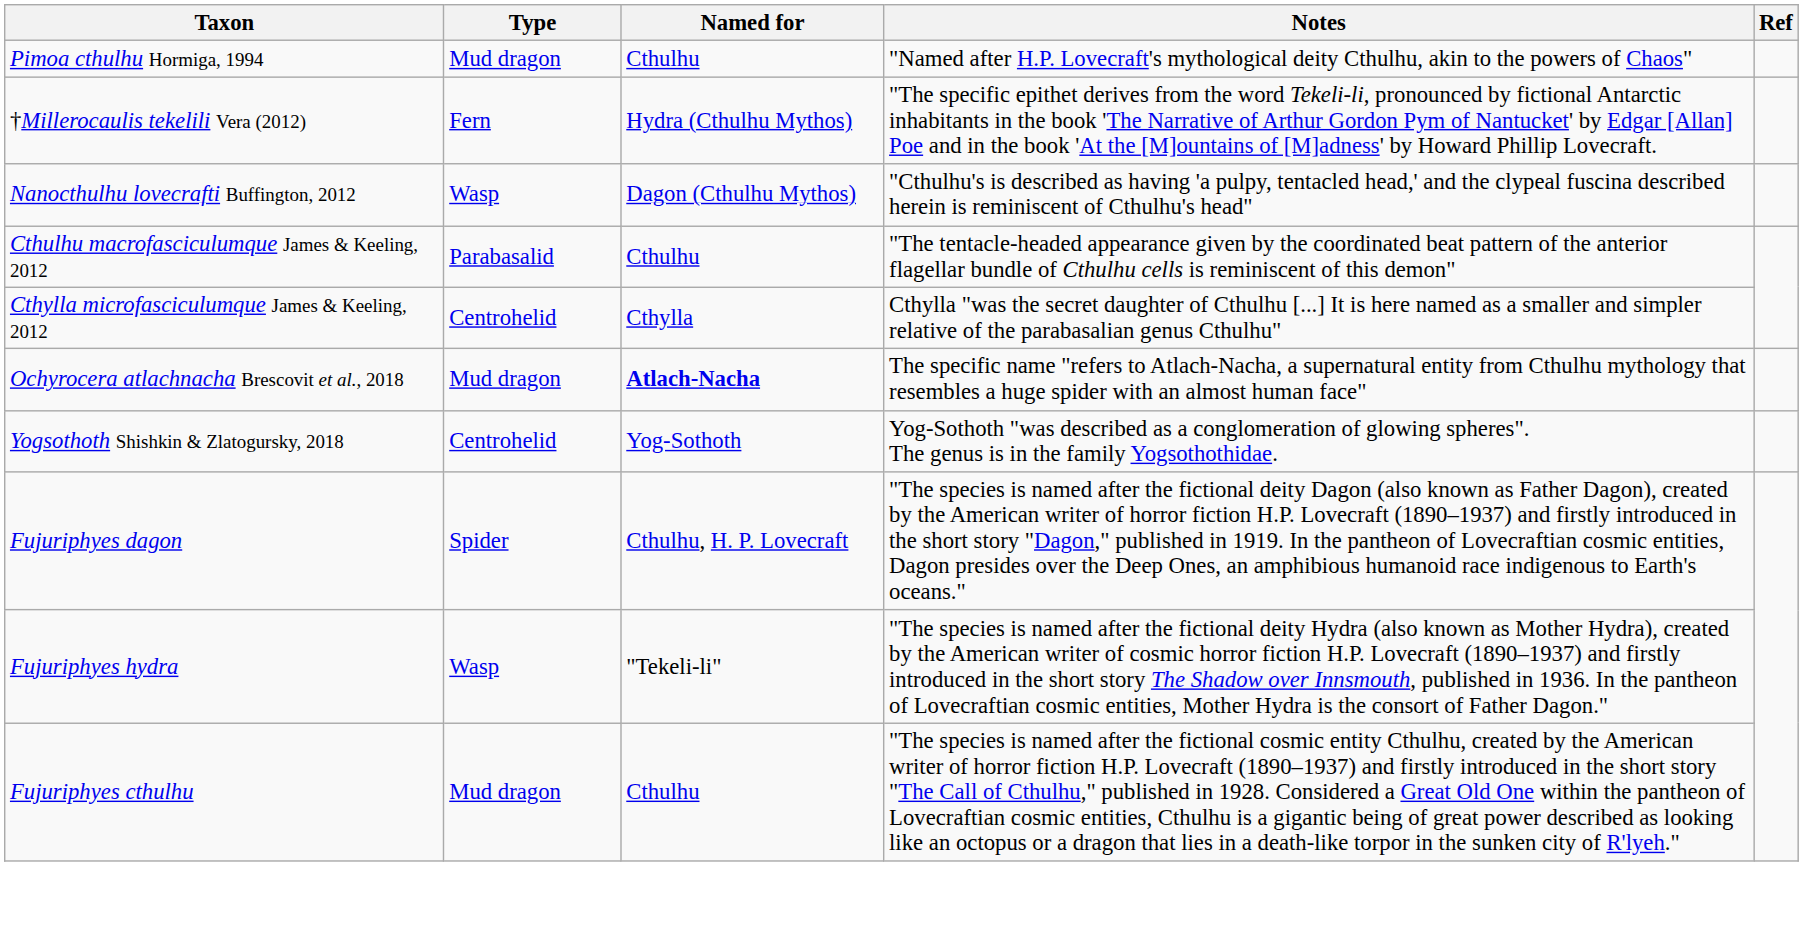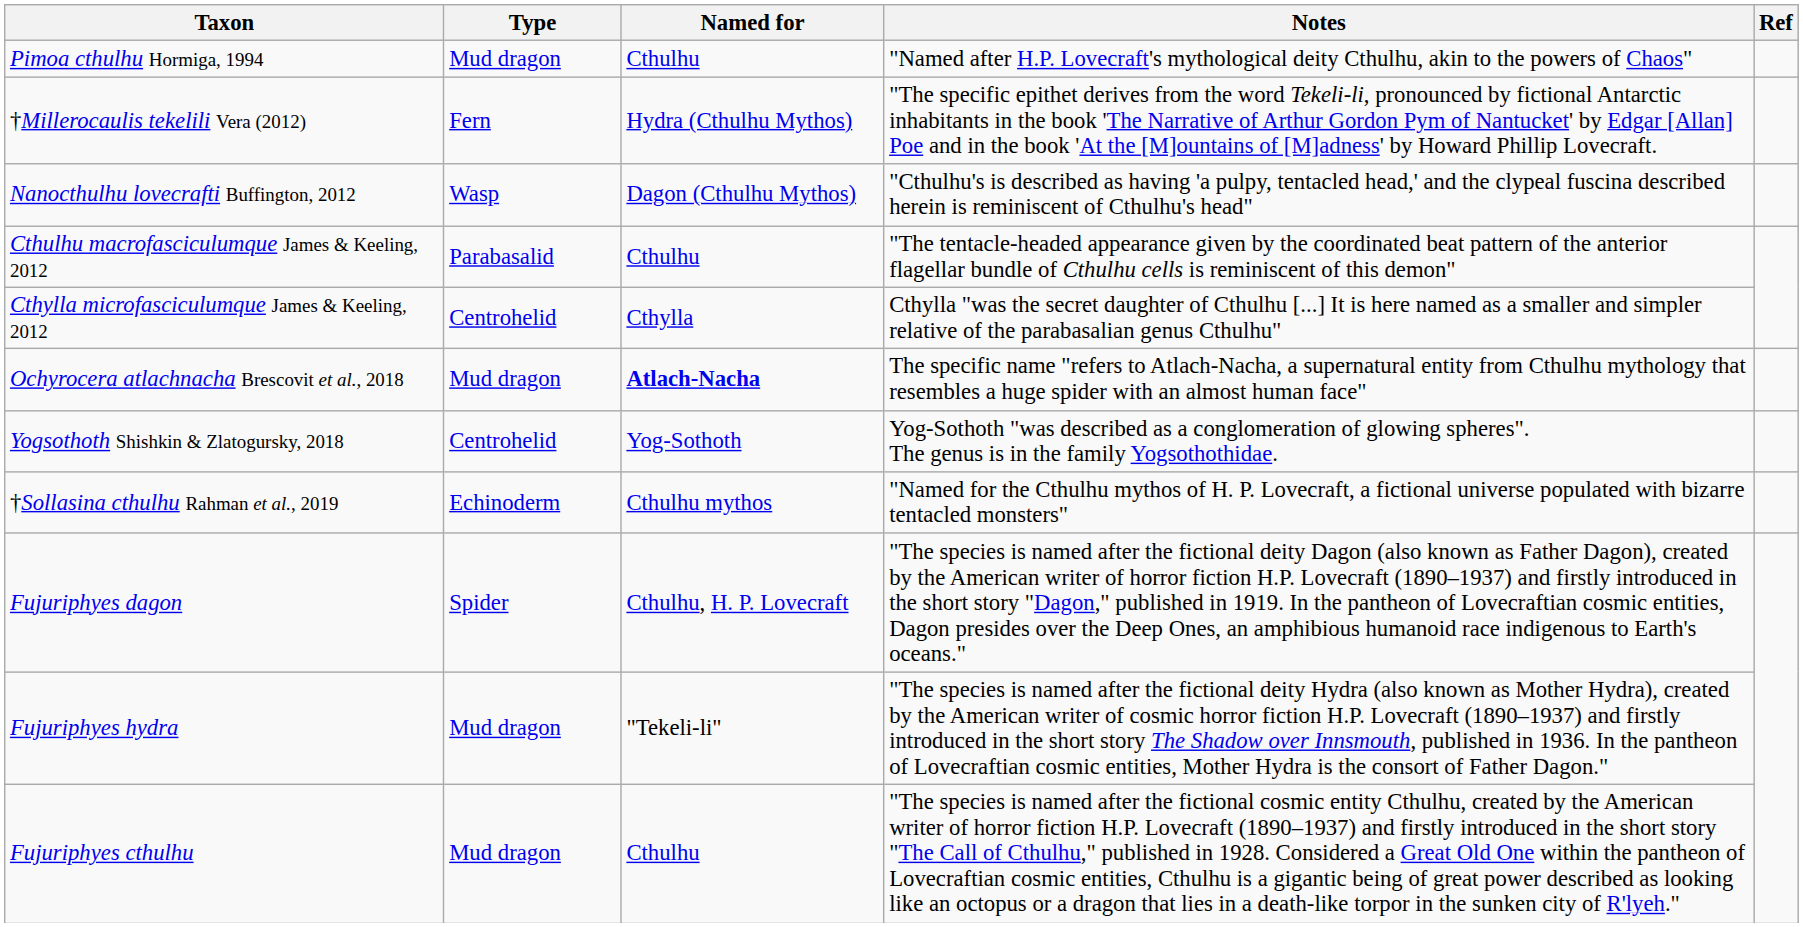+ row: (174, 502)
(474, 666) Wasp -> (505, 727) Mud dragon
